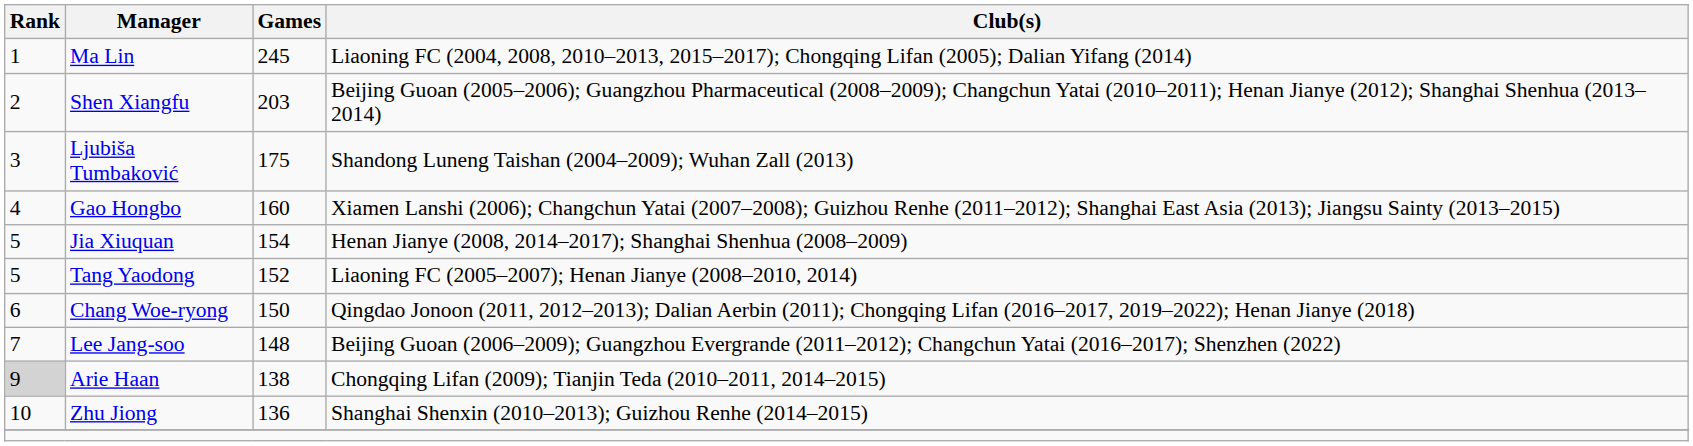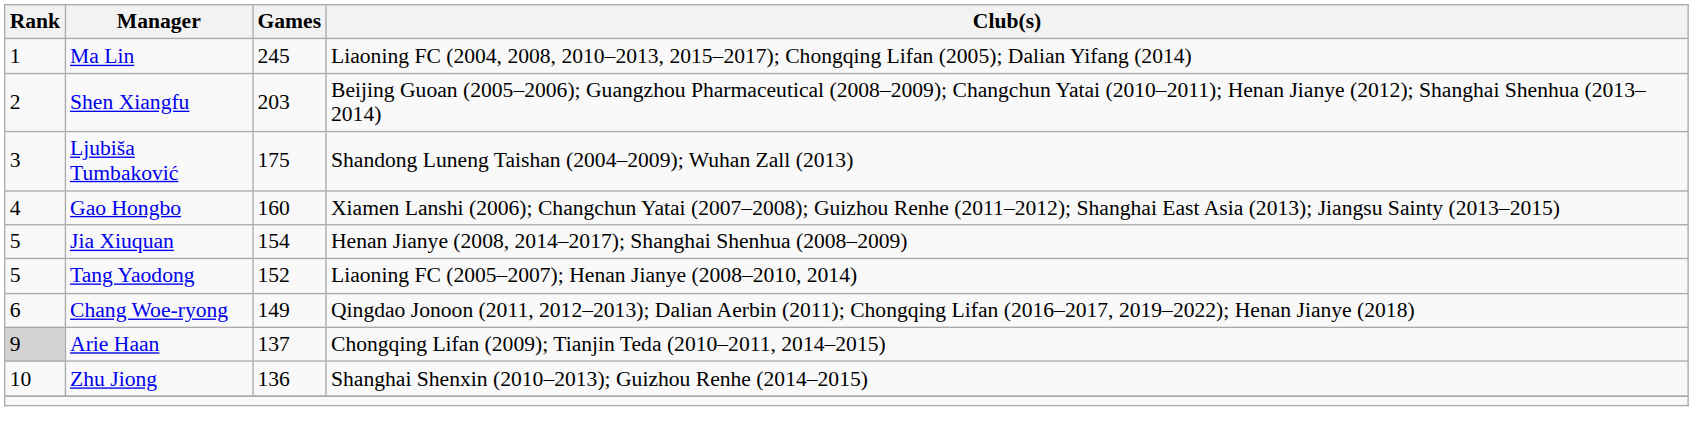(274, 310) 150 -> (274, 310) 149
- row: (127, 344)
(274, 378) 138 -> (274, 344) 137
